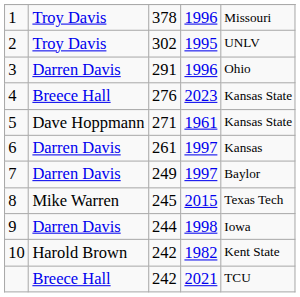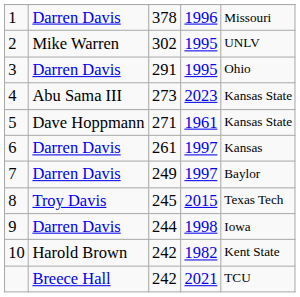(69, 17) Troy Davis -> (77, 17) Darren Davis
(69, 43) Troy Davis -> (76, 43) Mike Warren
(201, 69) 1996 -> (201, 69) 1995
(72, 95) Breece Hall -> (77, 95) Abu Sama III
(164, 95) 276 -> (164, 95) 273
(76, 200) Mike Warren -> (69, 200) Troy Davis
